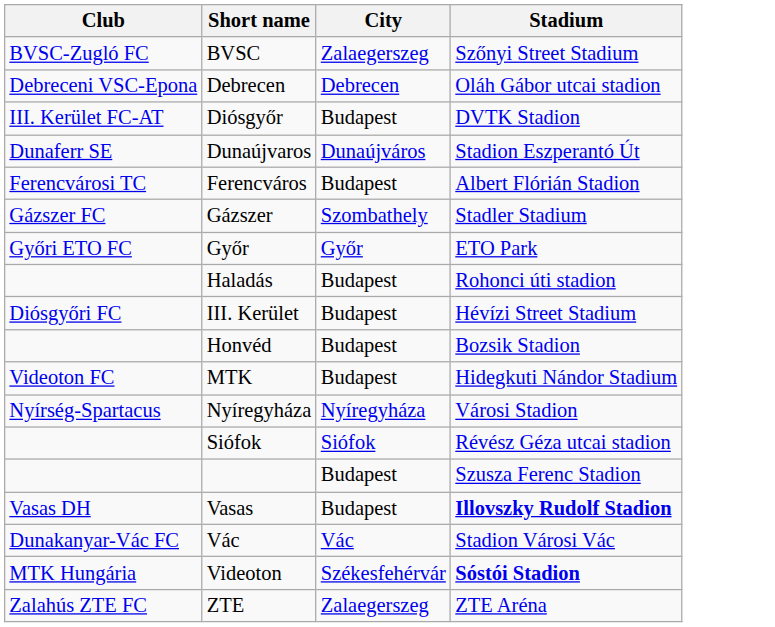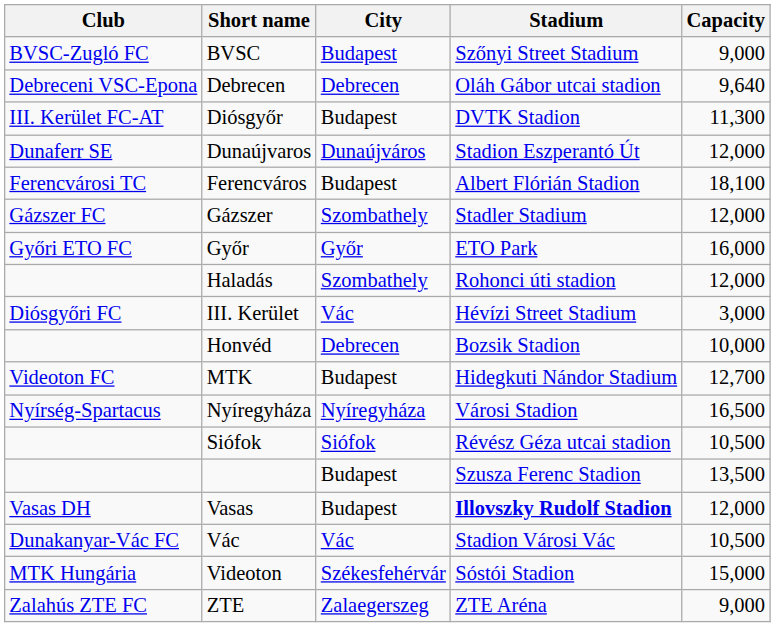+ column: (726, 20)
(375, 53) Zalaegerszeg -> (359, 53) Budapest
(359, 280) Budapest -> (374, 280) Szombathely
(359, 313) Budapest -> (337, 313) Vác
(359, 345) Budapest -> (360, 345) Debrecen
(518, 572) bold -> (515, 572) normal
